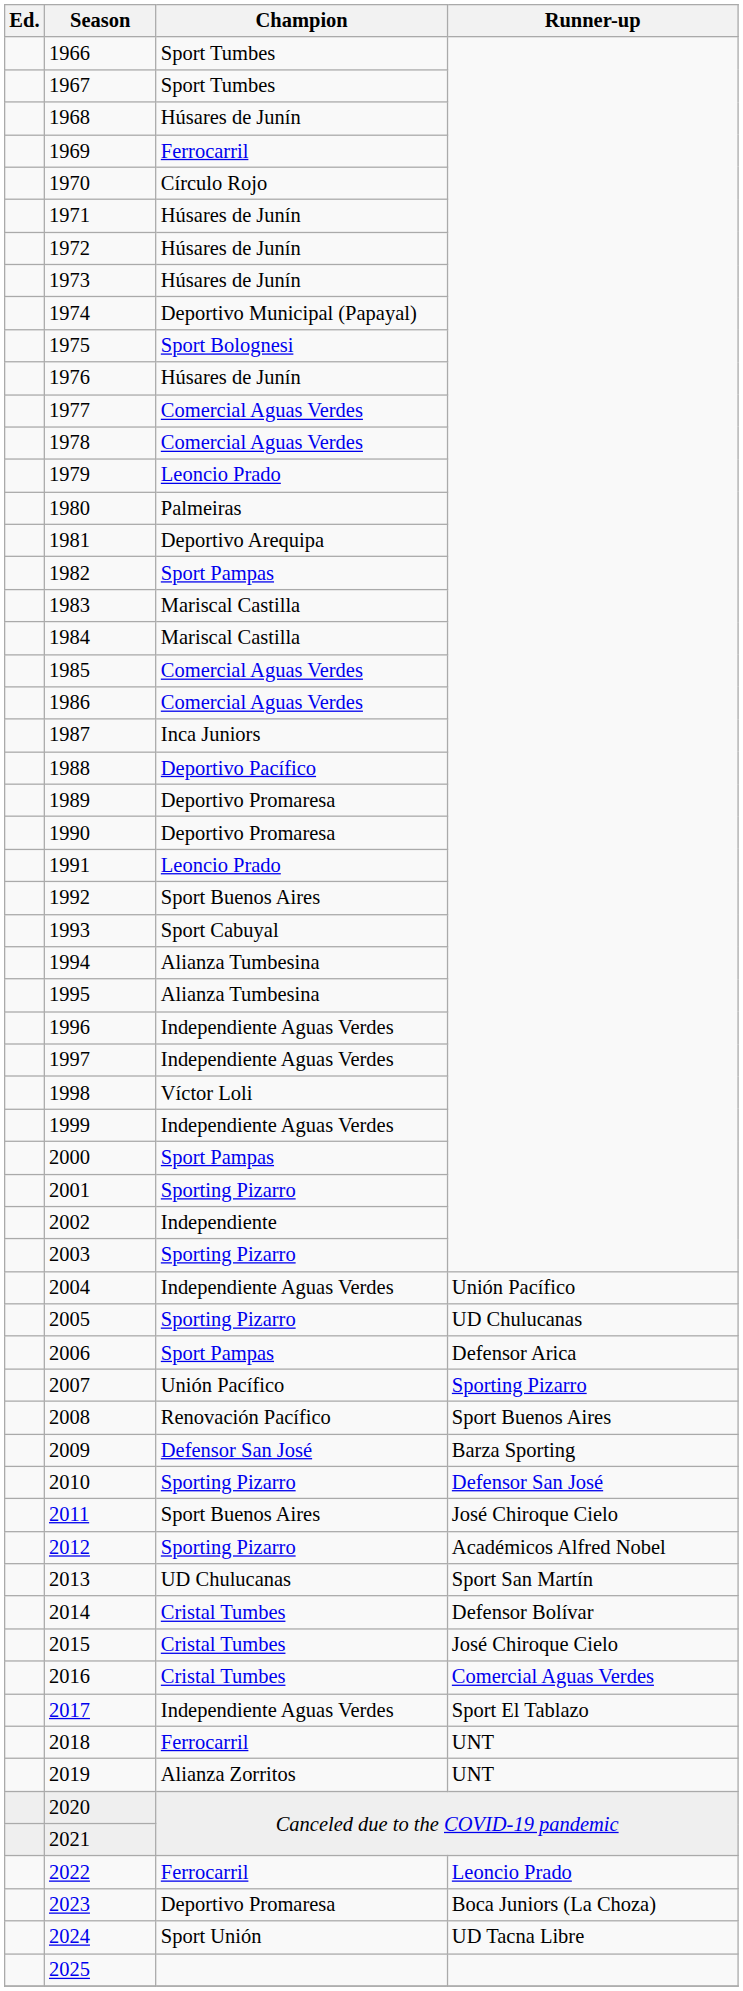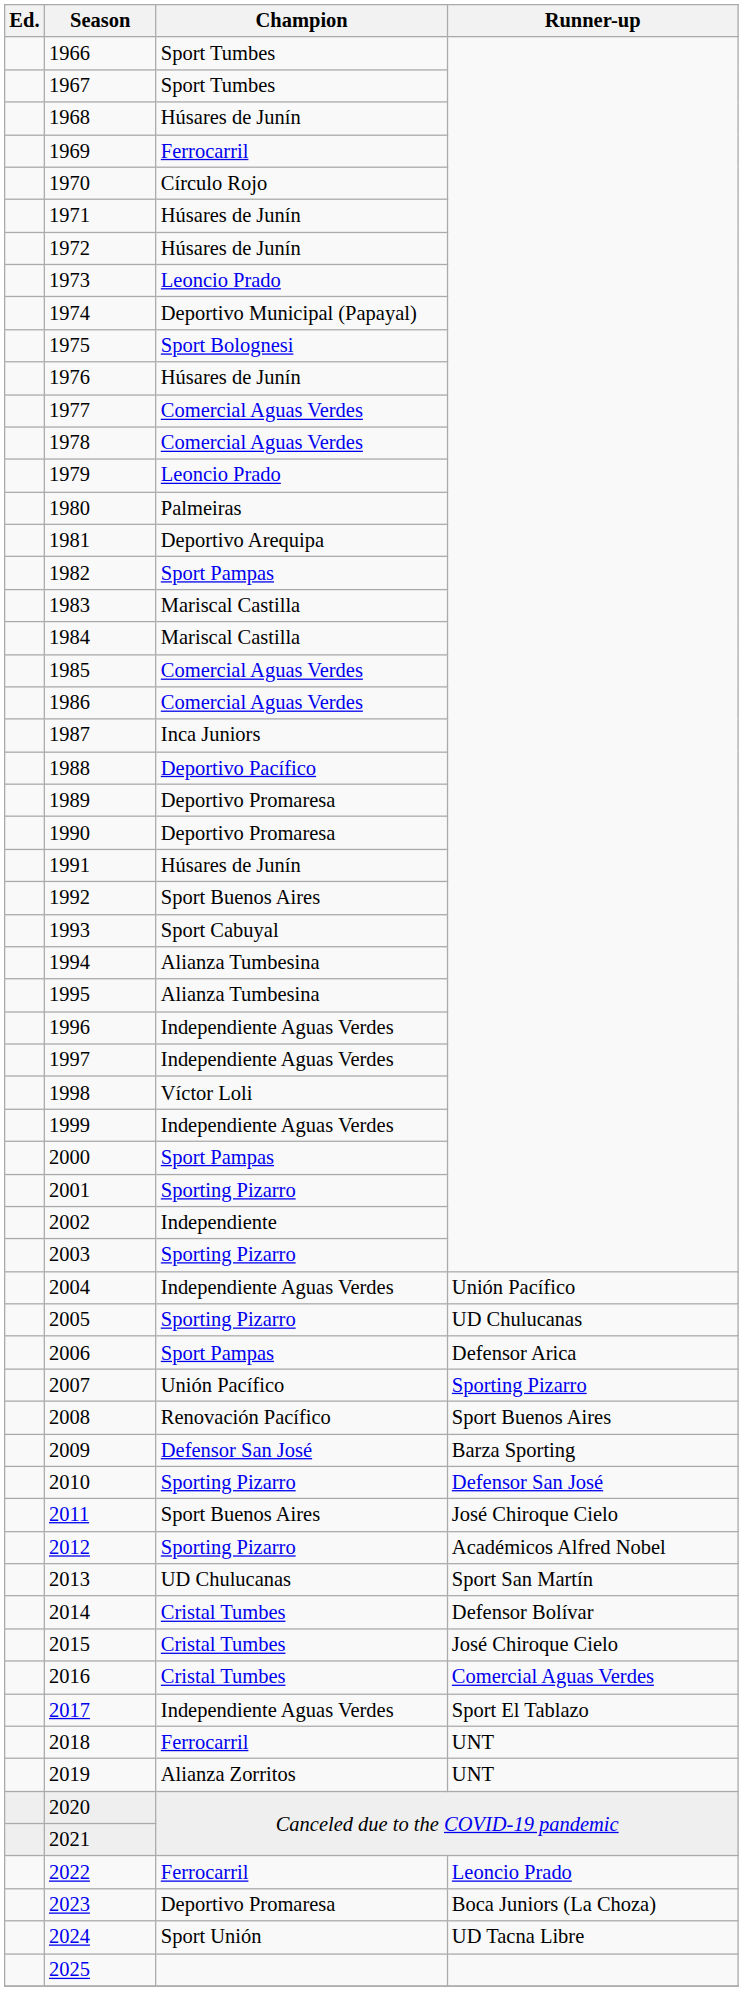(231, 280) Húsares de Junín -> (221, 280) Leoncio Prado
(221, 865) Leoncio Prado -> (231, 865) Húsares de Junín
